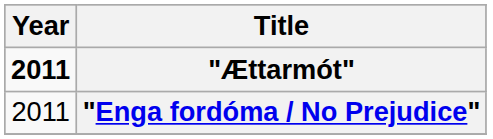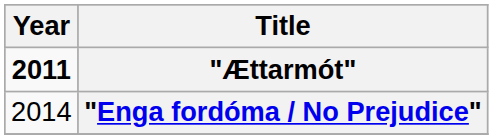(41, 112) 2011 -> (41, 112) 2014
